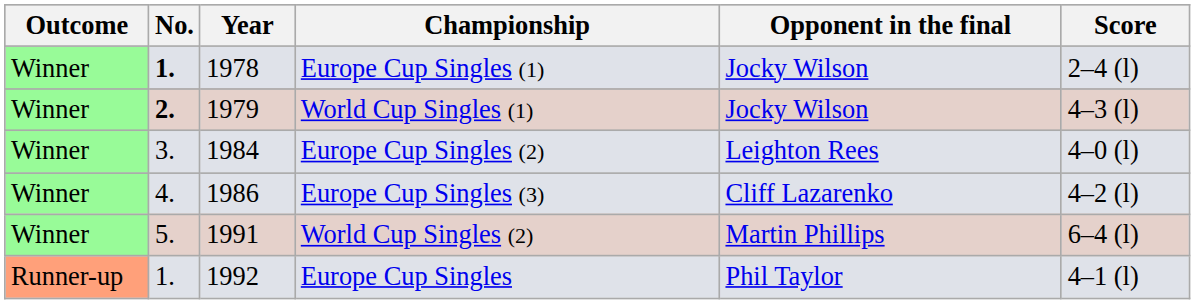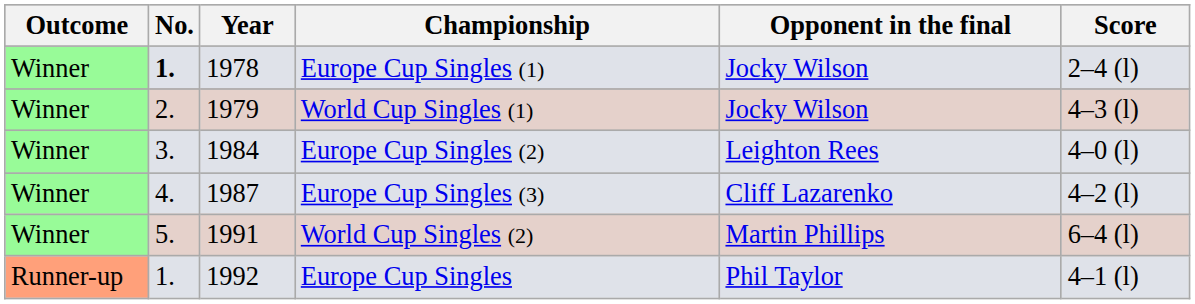(165, 109) bold -> (165, 109) normal
(233, 192) 1986 -> (233, 192) 1987
